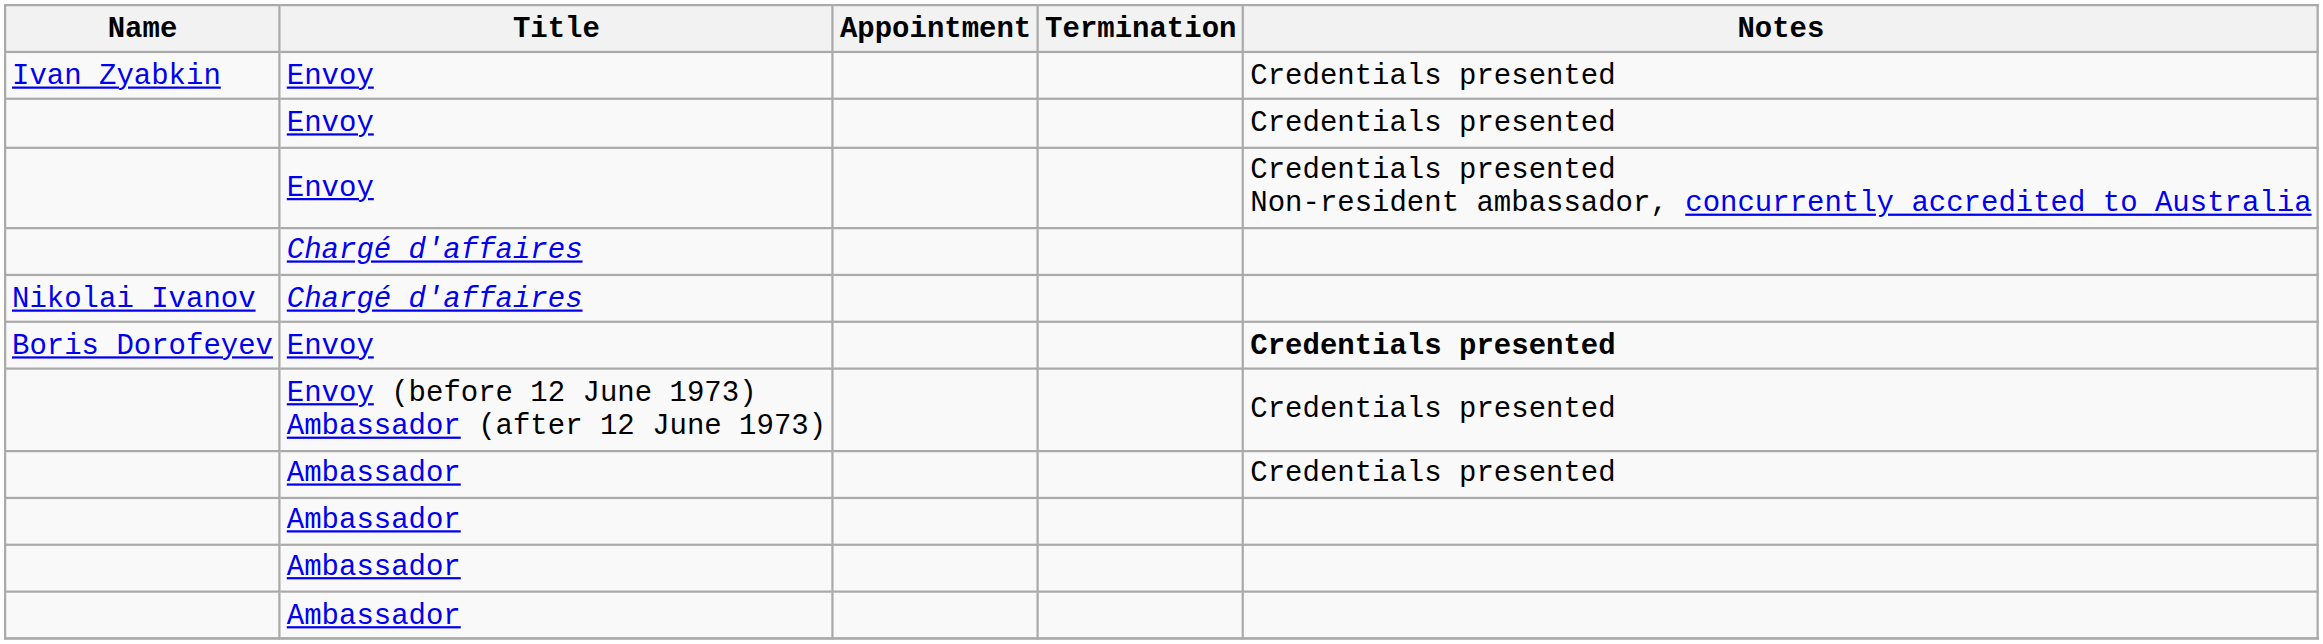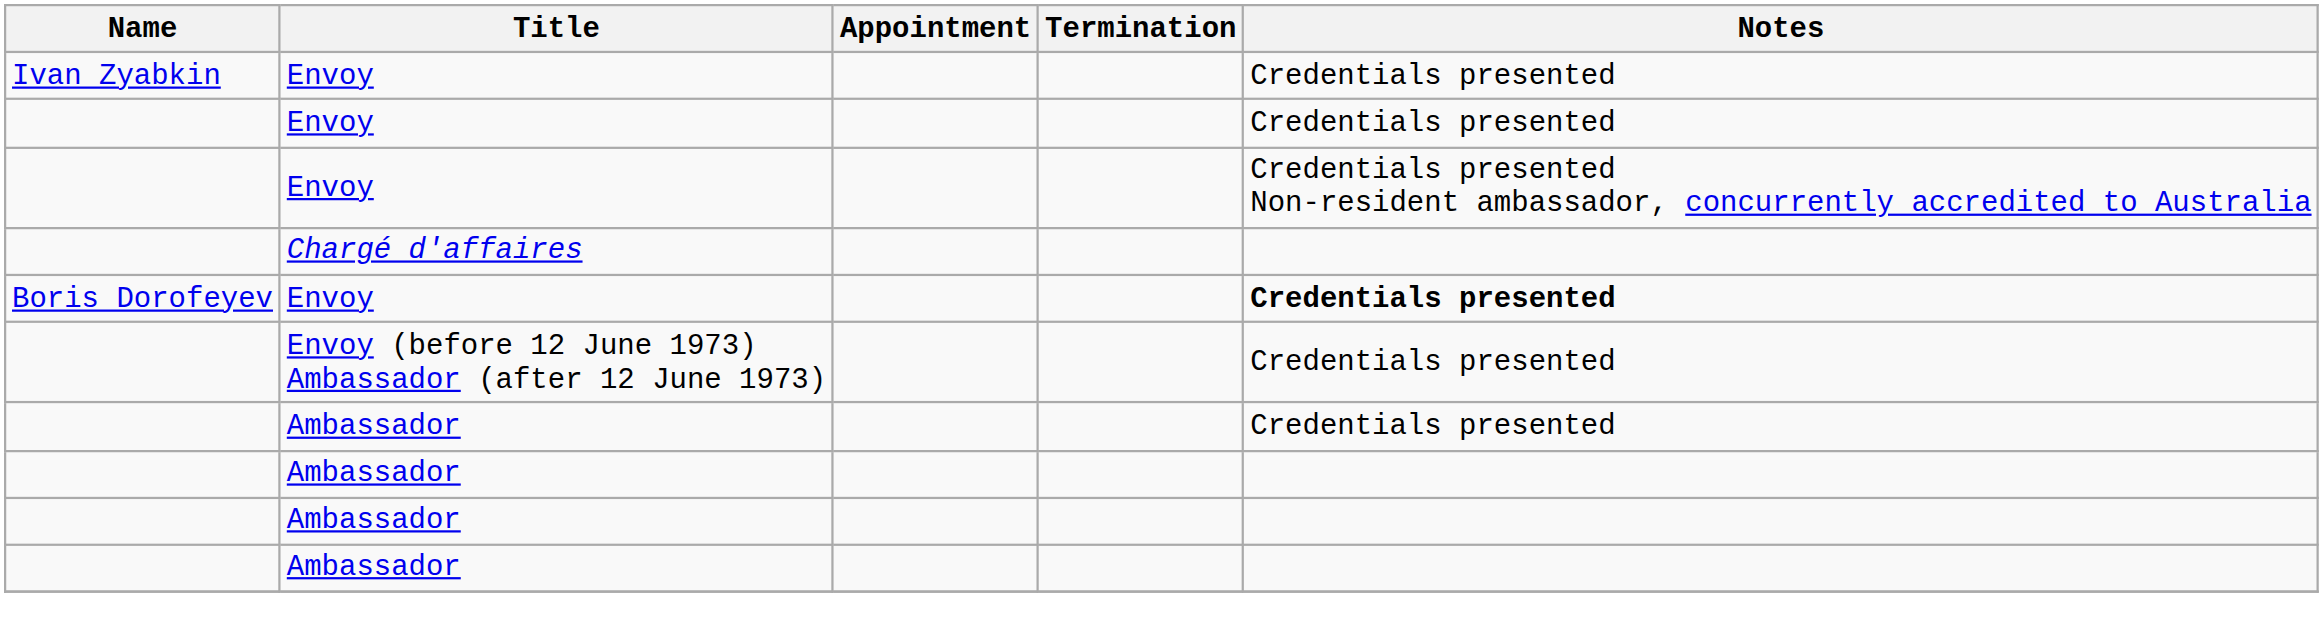- row: (134, 298)
